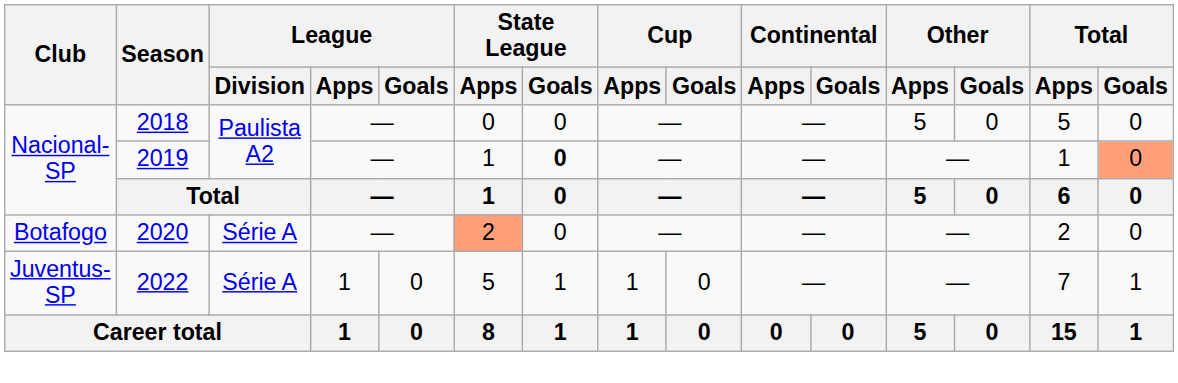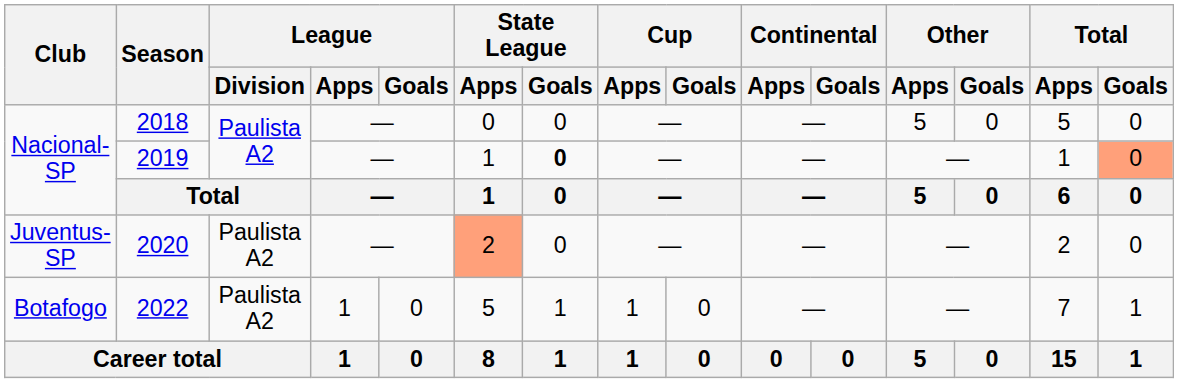(60, 232) Botafogo -> (60, 246) Juventus-SP
(260, 232) Série A -> (260, 246) Paulista A2
(60, 282) Juventus-SP -> (60, 308) Botafogo
(260, 282) Série A -> (260, 308) Paulista A2
